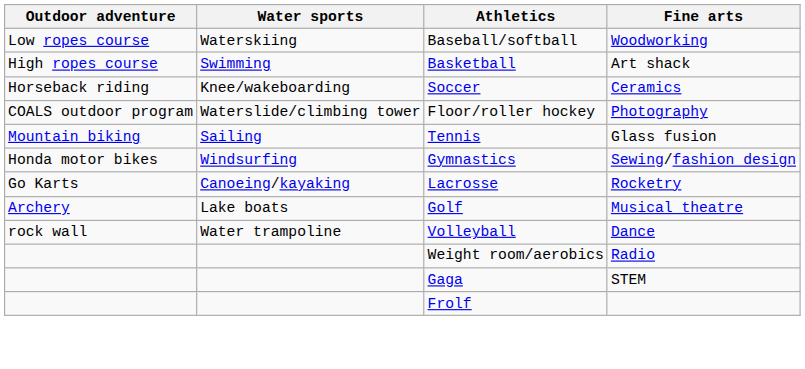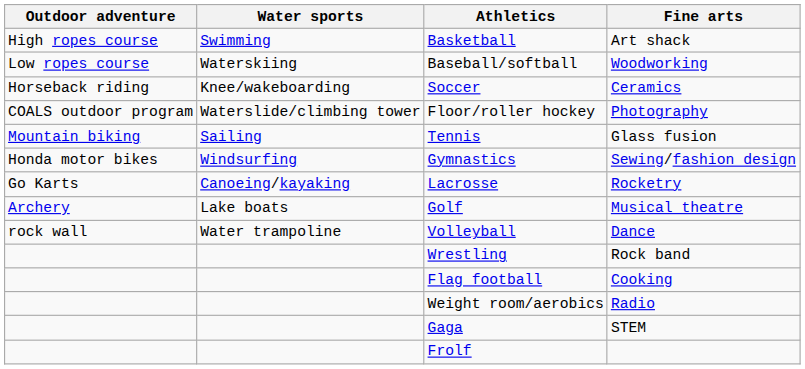rows swapped: (472, 64) <-> (503, 40)
+ row: (467, 256)
+ row: (485, 280)
